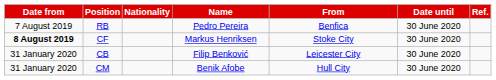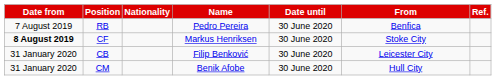columns swapped: (333, 12) <-> (434, 12)
